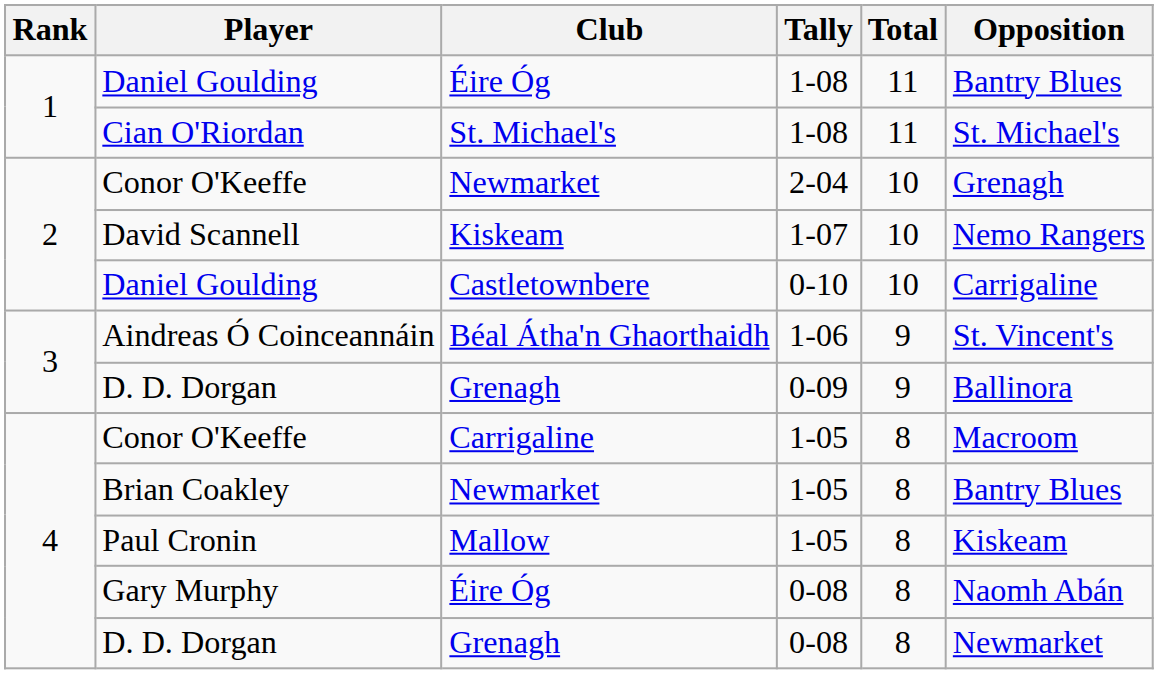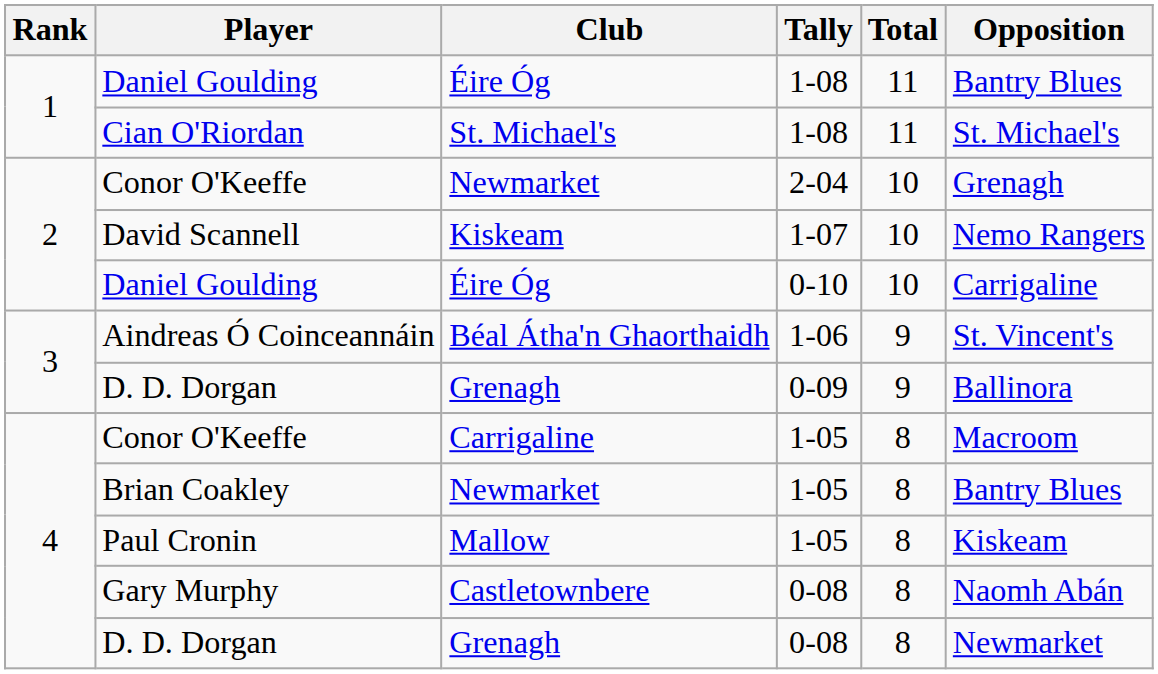(549, 285) Castletownbere -> (500, 285) Éire Óg
(500, 591) Éire Óg -> (549, 591) Castletownbere
